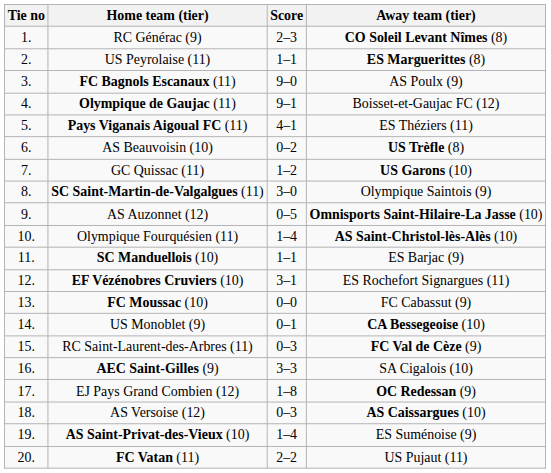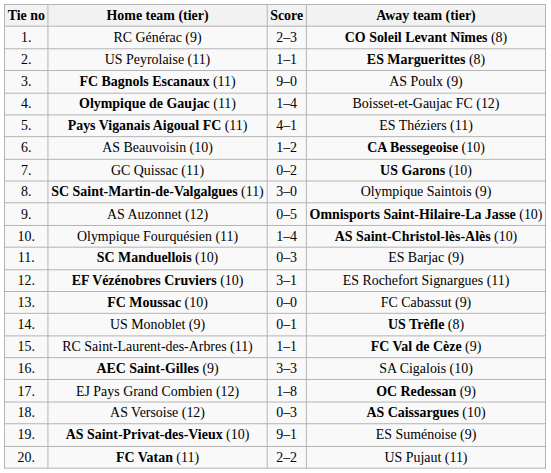(287, 103) 9–1 -> (287, 103) 1–4
(287, 147) 0–2 -> (287, 147) 1–2
(426, 147) US Trèfle (8) -> (426, 147) CA Bessegeoise (10)
(287, 170) 1–2 -> (287, 170) 0–2
(287, 258) 1–1 -> (287, 258) 0–3
(426, 324) CA Bessegeoise (10) -> (426, 324) US Trèfle (8)
(287, 346) 0–3 -> (287, 346) 1–1
(287, 434) 1–4 -> (287, 434) 9–1
